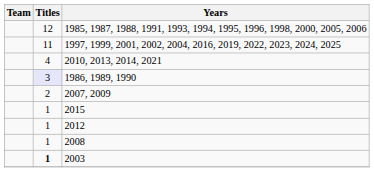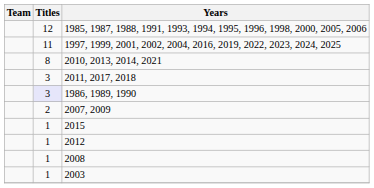(48, 61) 4 -> (48, 61) 8
+ row: (100, 77)
(48, 158) bold -> (48, 175) normal
